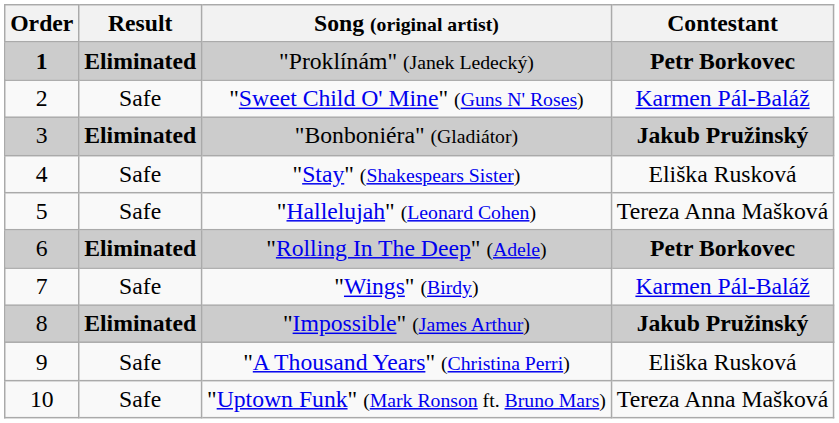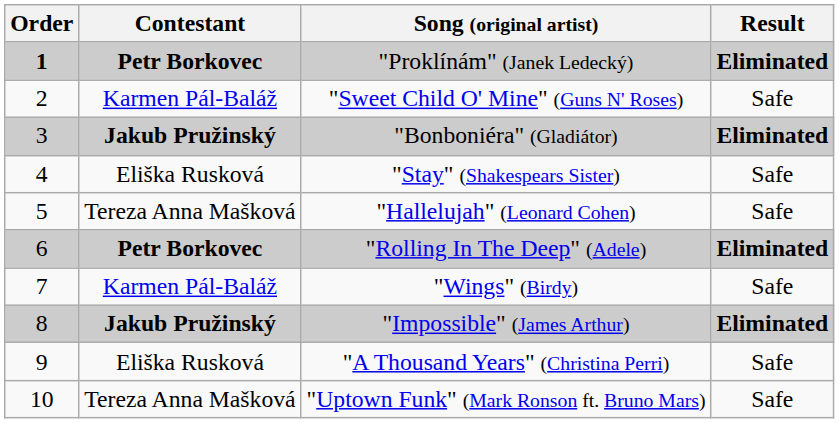columns swapped: (723, 23) <-> (140, 23)
